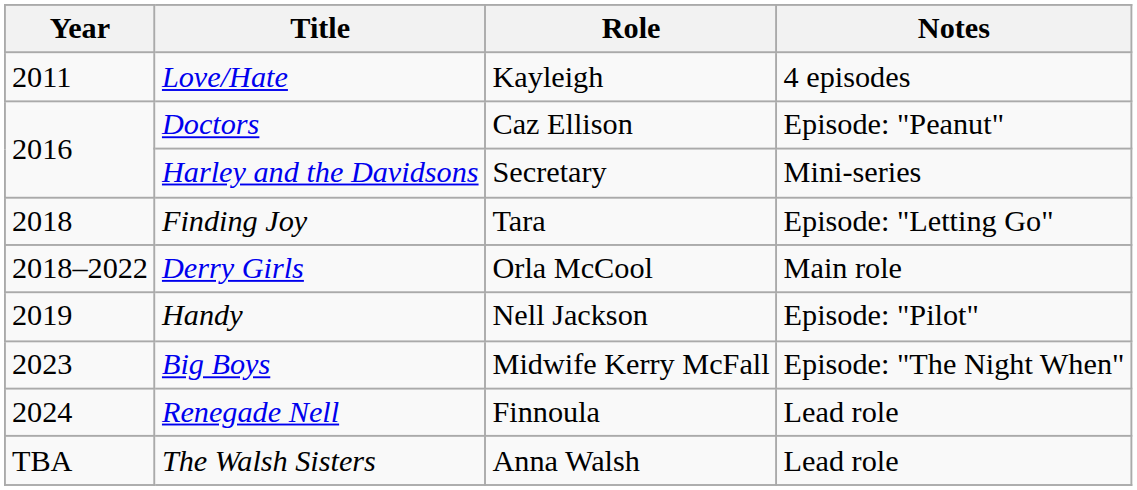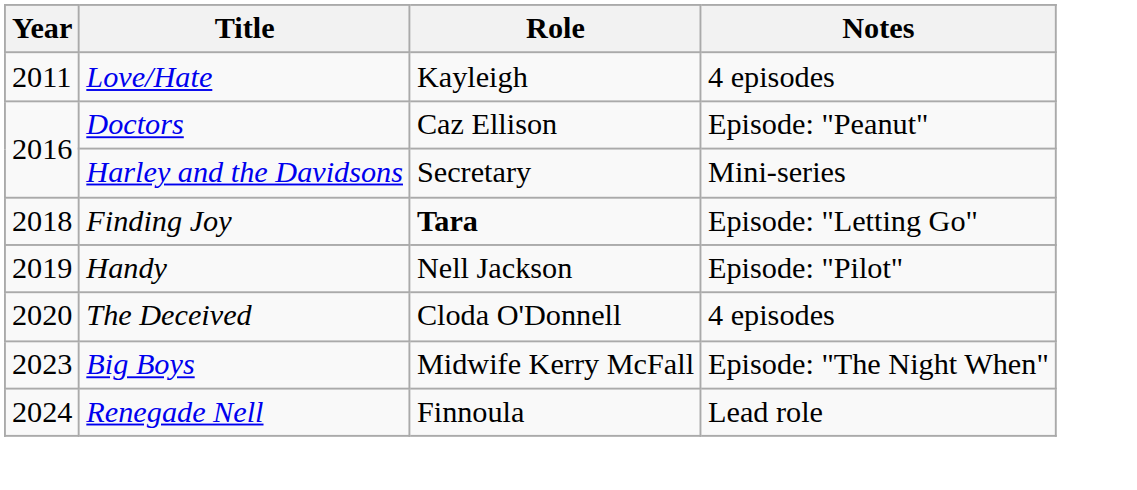(519, 220) normal -> (447, 220) bold
- row: (233, 268)
+ row: (169, 316)
- row: (269, 460)
